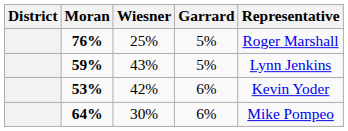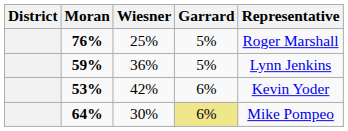(144, 65) 43% -> (144, 65) 36%
(206, 114) no background -> (206, 114) khaki background
